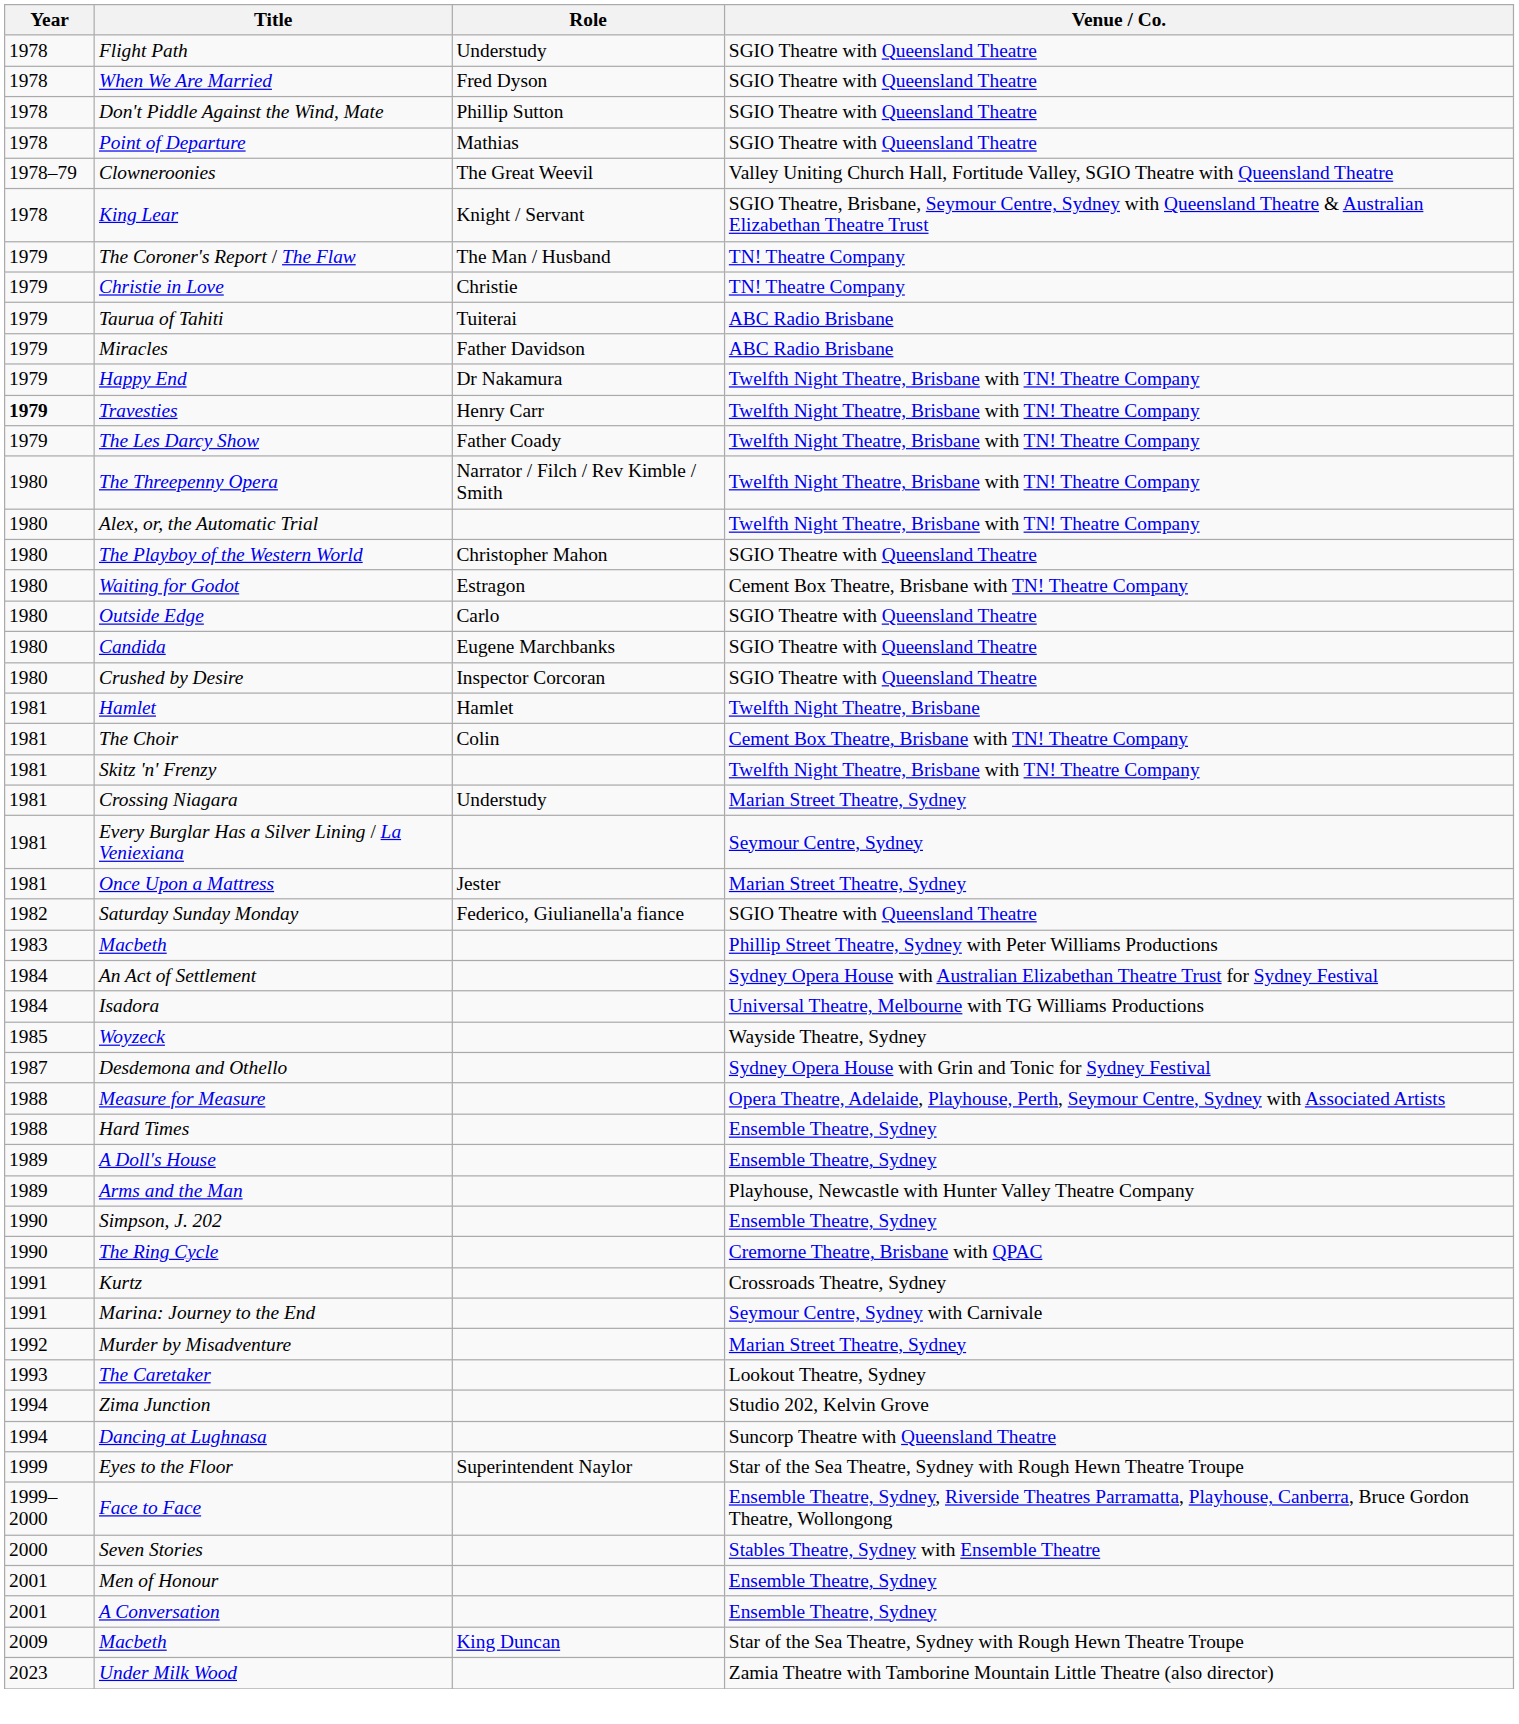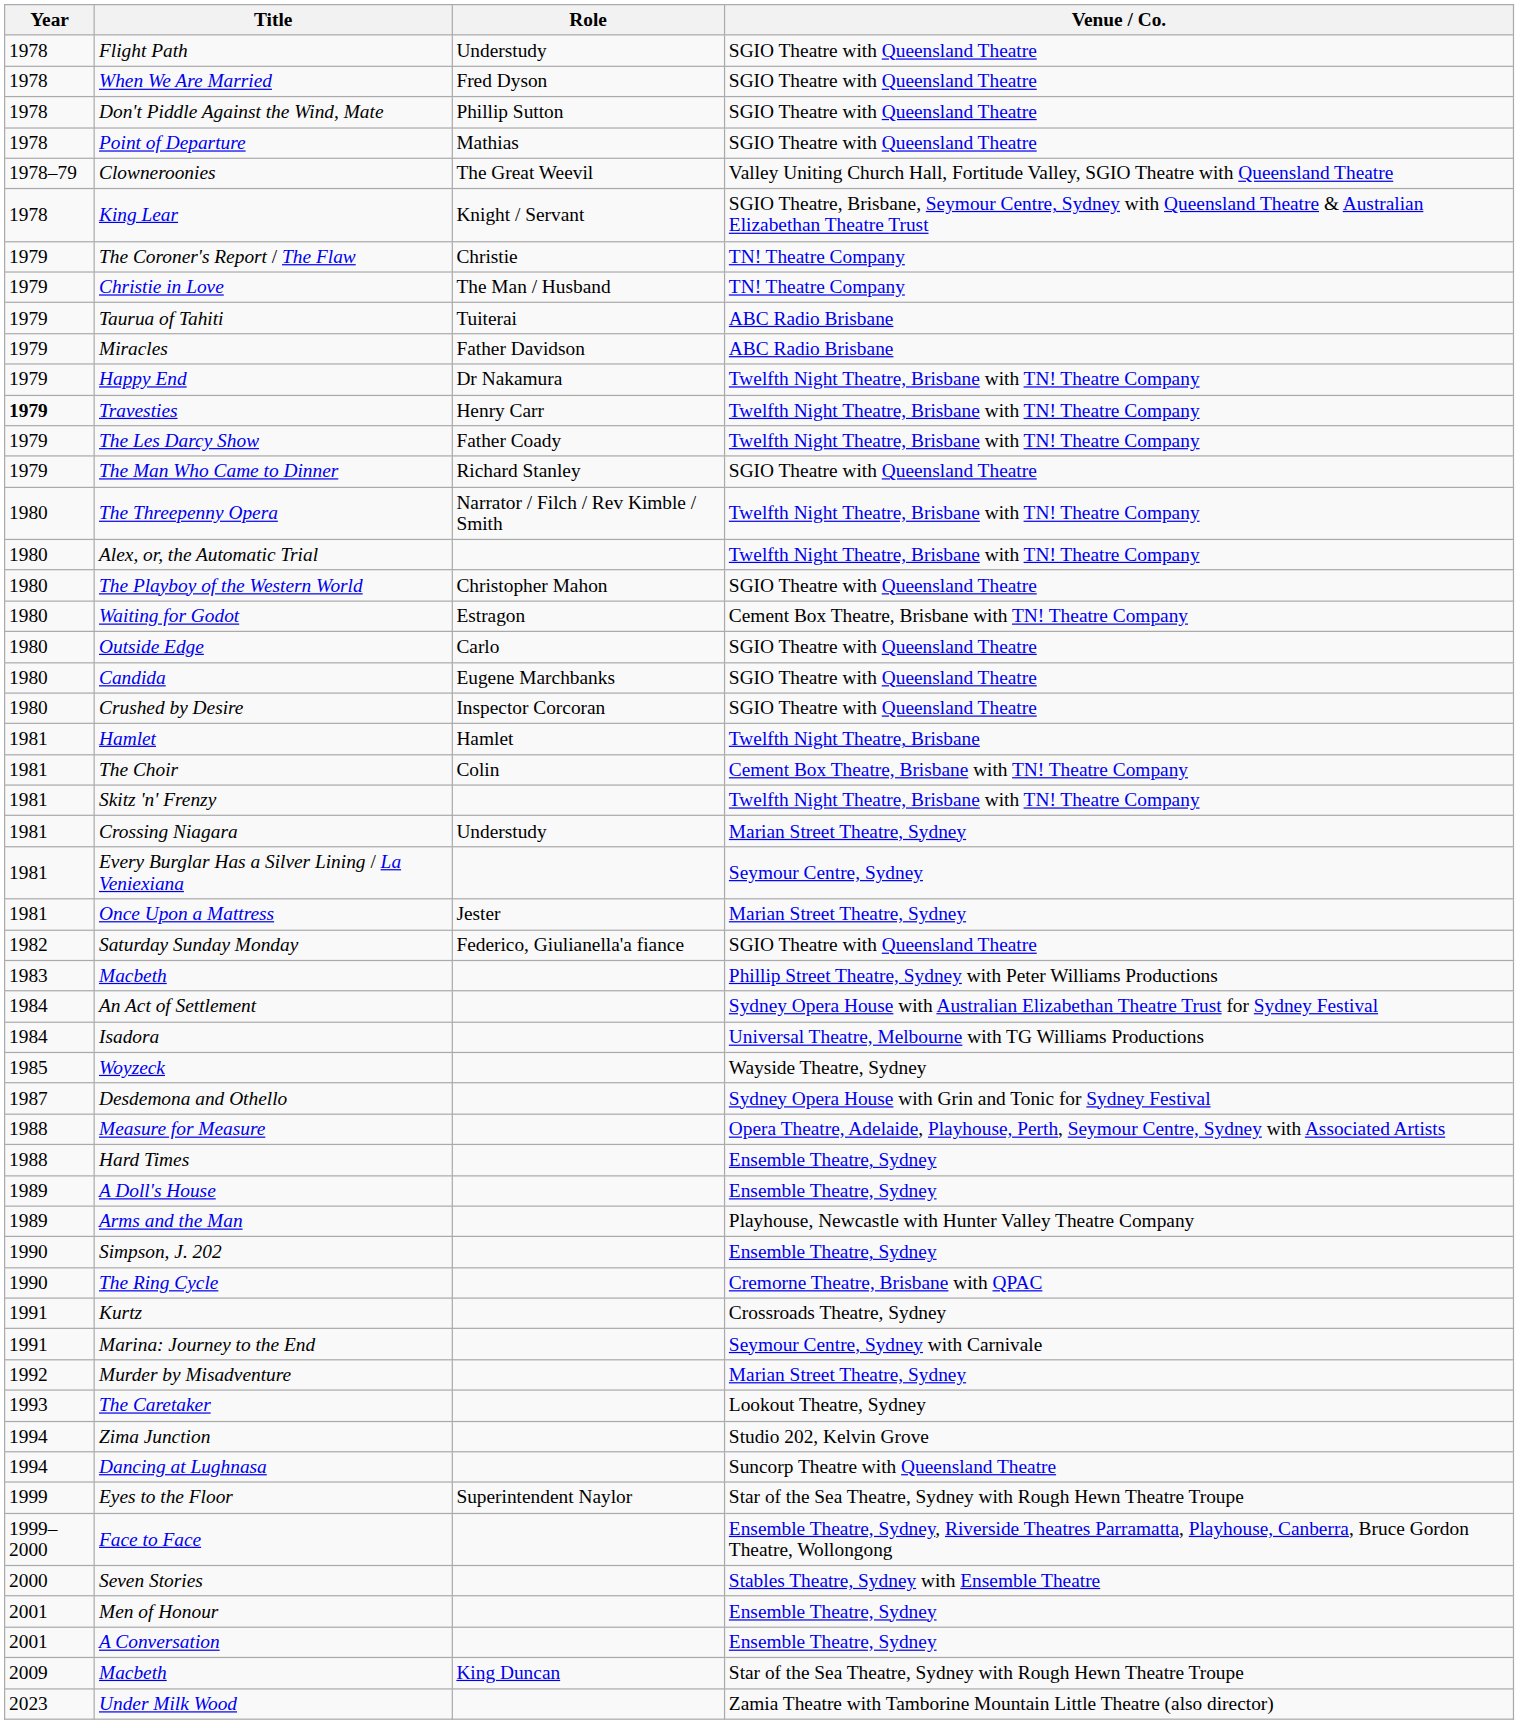(534, 256) The Man / Husband -> (487, 256) Christie
(487, 287) Christie -> (534, 287) The Man / Husband
+ row: (219, 471)
